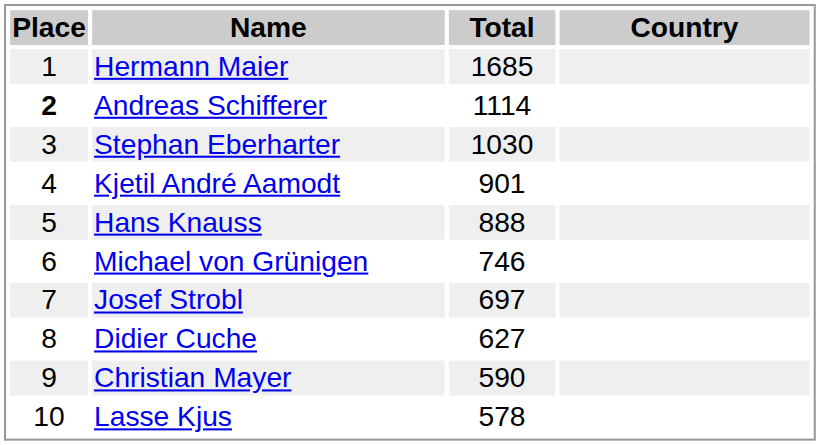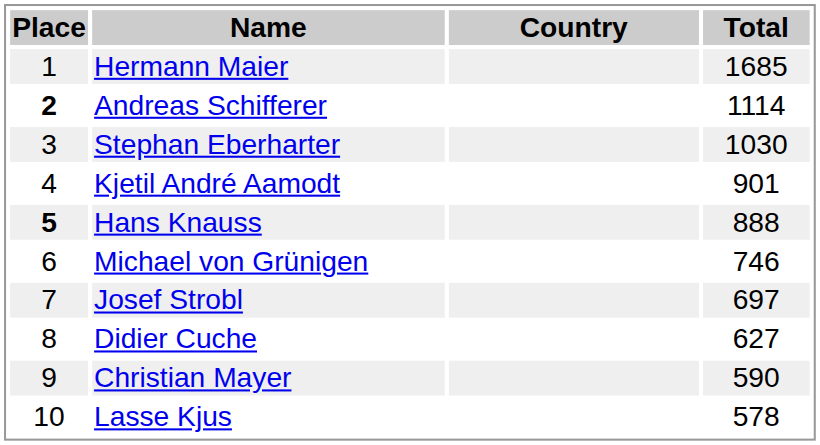columns swapped: (684, 28) <-> (502, 28)
(49, 222) normal -> (49, 222) bold
